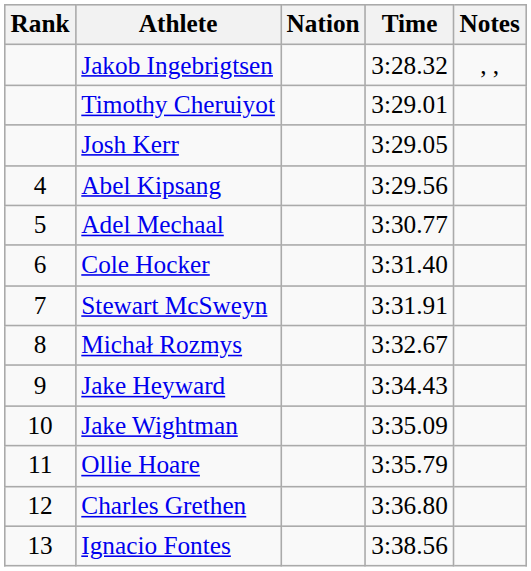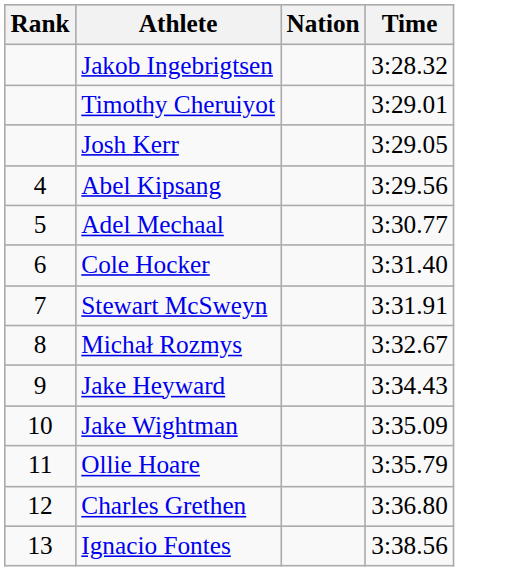- column: (490, 24)
